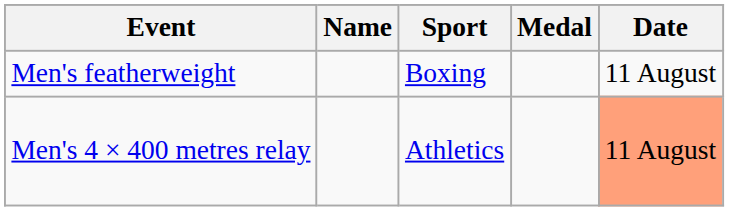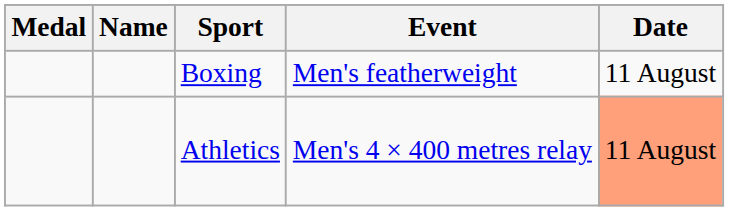columns swapped: (555, 27) <-> (161, 27)
